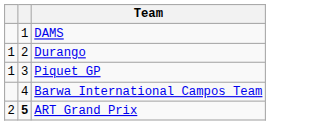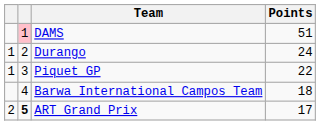+ column: (291, 14)
(25, 34) no background -> (25, 34) pink background
